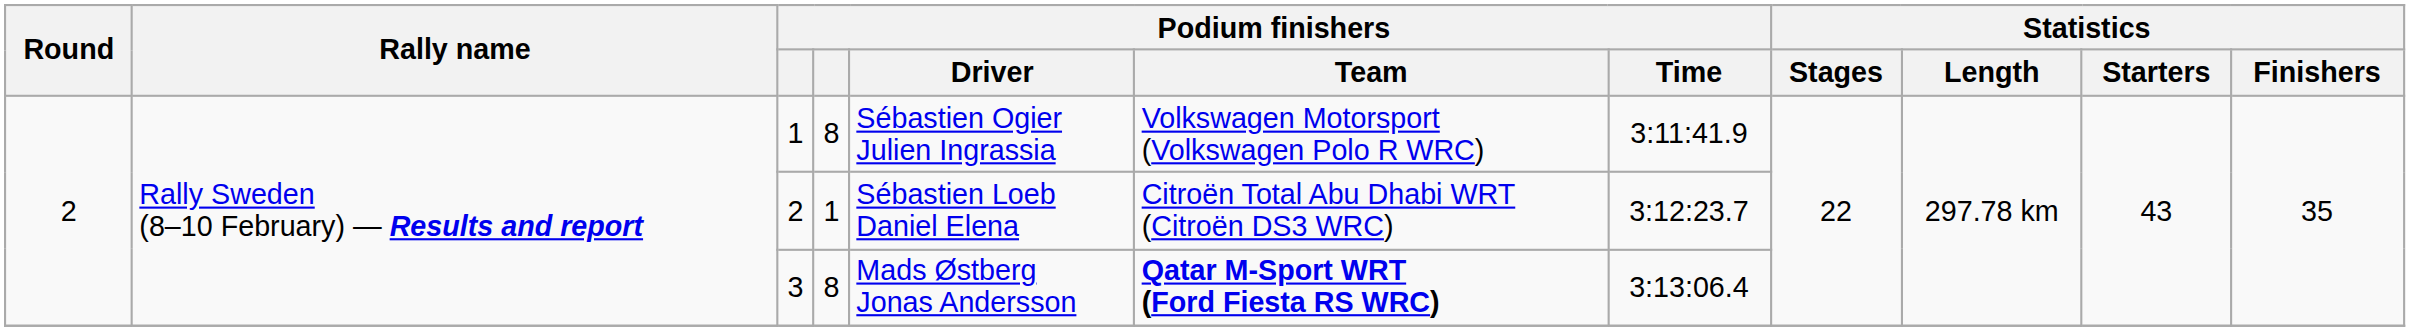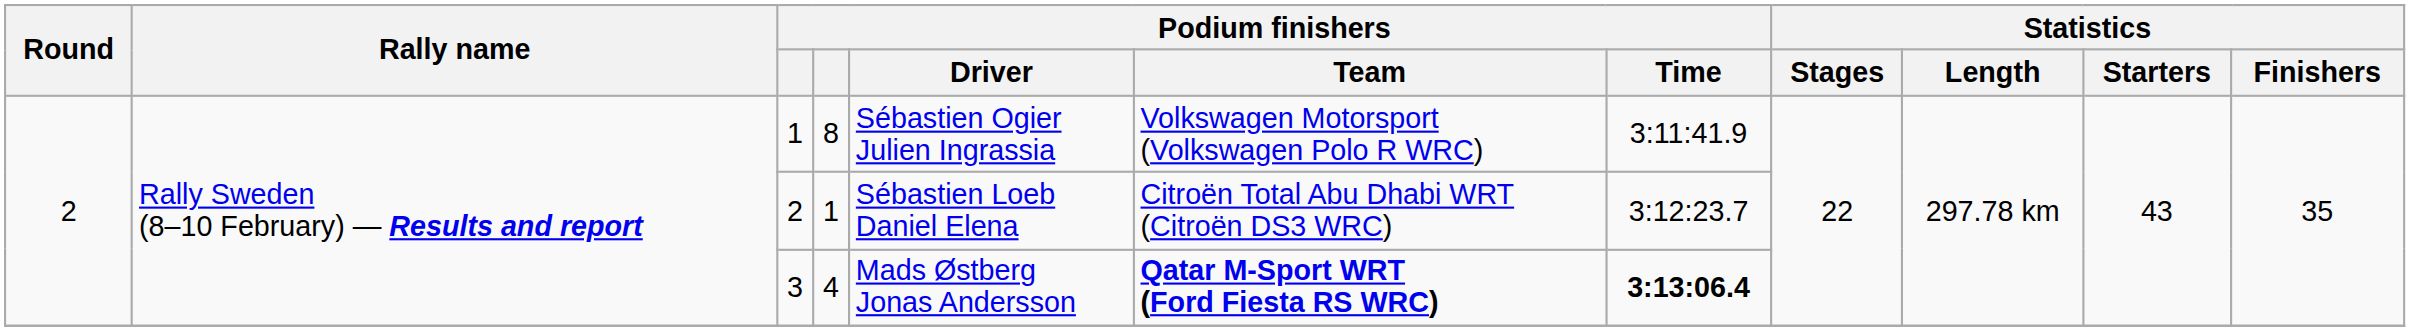(832, 287) 8 -> (831, 287) 4
(1689, 287) normal -> (1689, 287) bold
